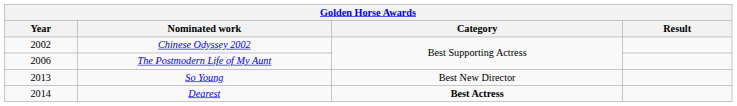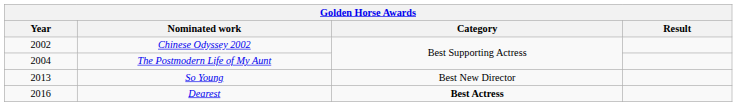(41, 61) 2006 -> (41, 61) 2004
(41, 93) 2014 -> (41, 93) 2016
